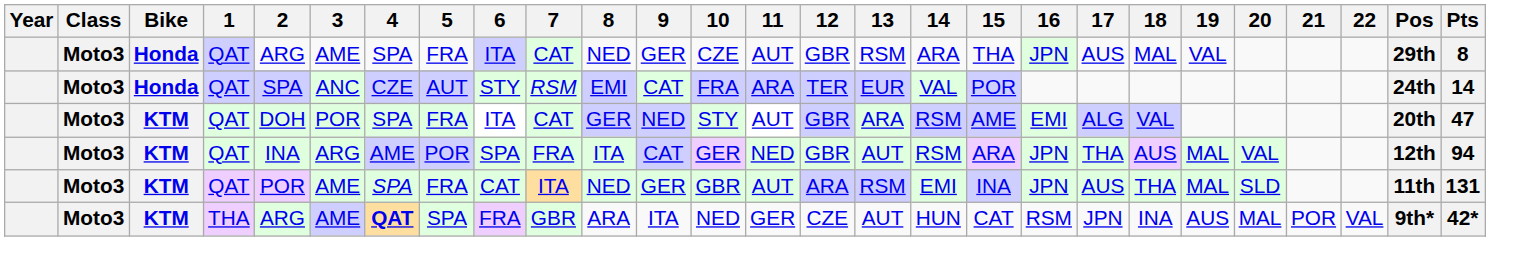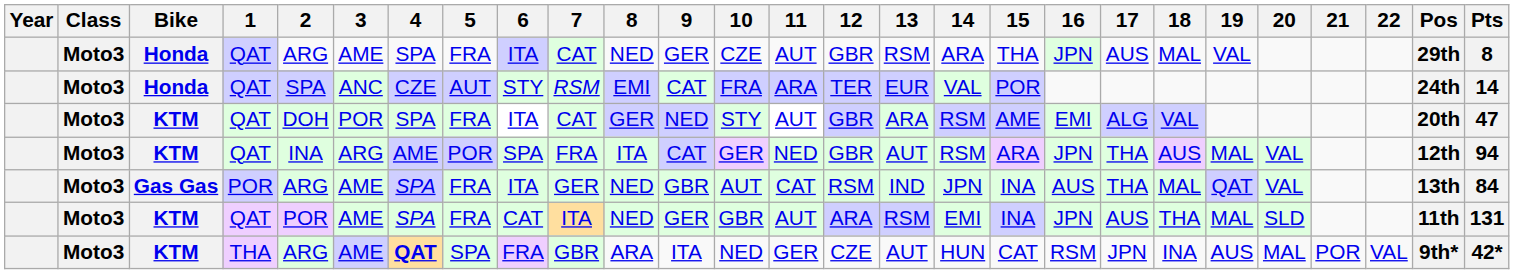+ row: (176, 185)
